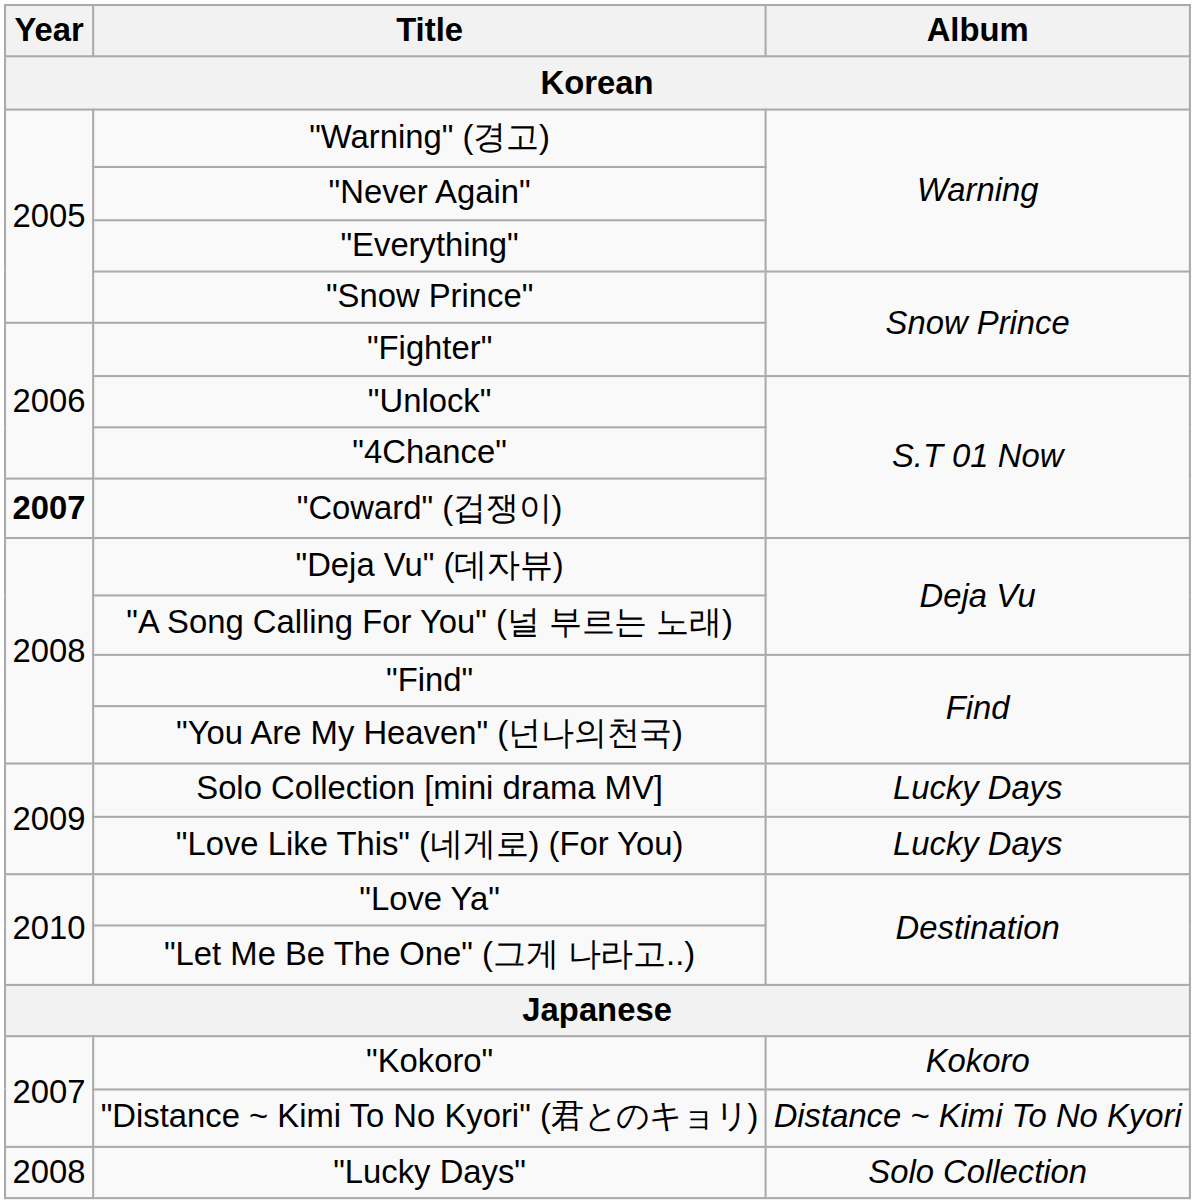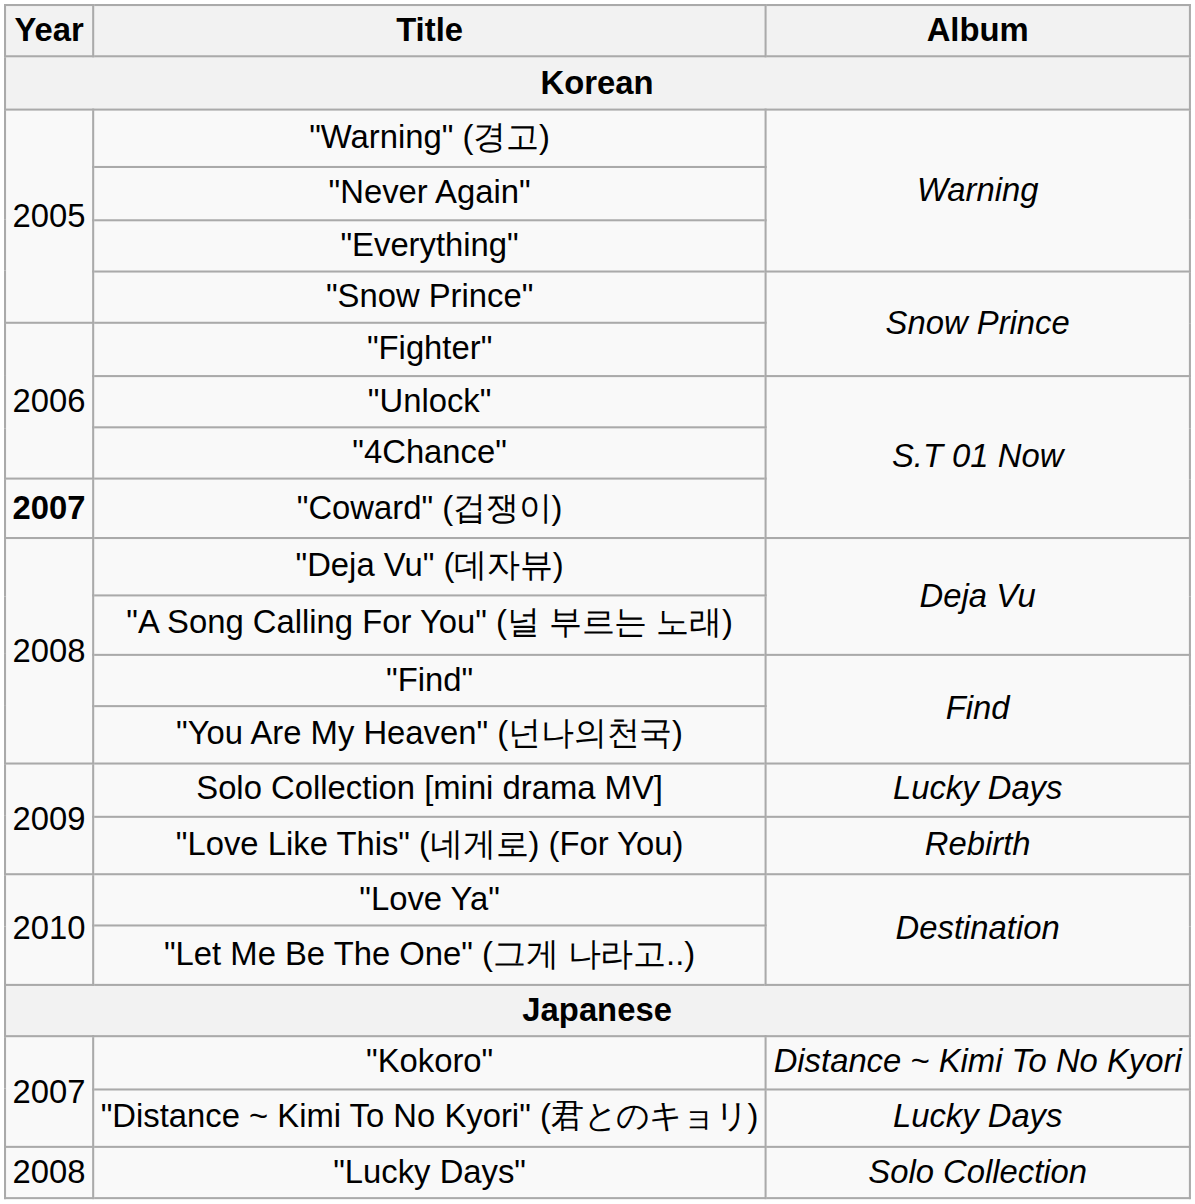(978, 844) Lucky Days -> (978, 844) Rebirth
(978, 1061) Kokoro -> (978, 1061) Distance ~ Kimi To No Kyori
(978, 1117) Distance ~ Kimi To No Kyori -> (978, 1117) Lucky Days
